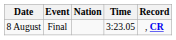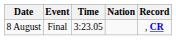columns swapped: (88, 12) <-> (120, 12)
